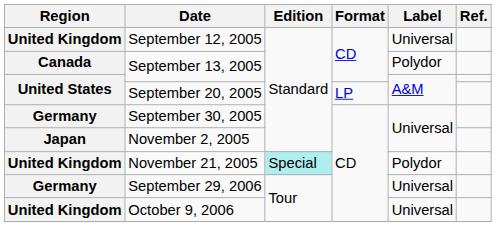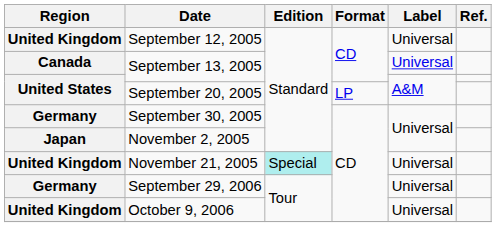(417, 62) Polydor -> (422, 62) Universal
(417, 163) Polydor -> (422, 163) Universal
